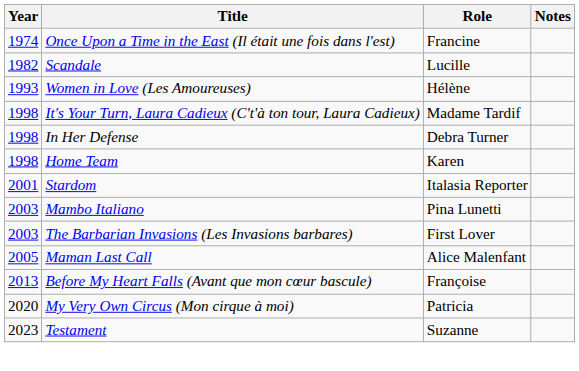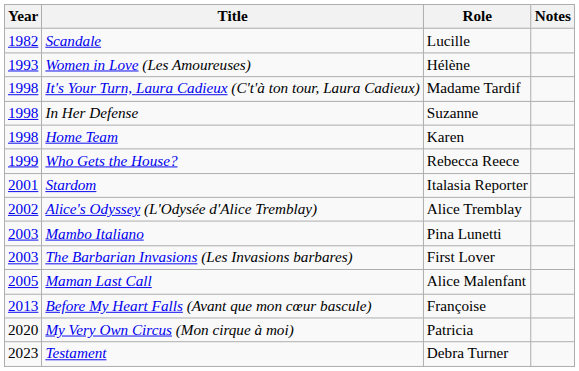- row: (220, 40)
(468, 137) Debra Turner -> (453, 112) Suzanne
+ row: (111, 161)
+ row: (181, 209)
(453, 329) Suzanne -> (468, 354) Debra Turner
